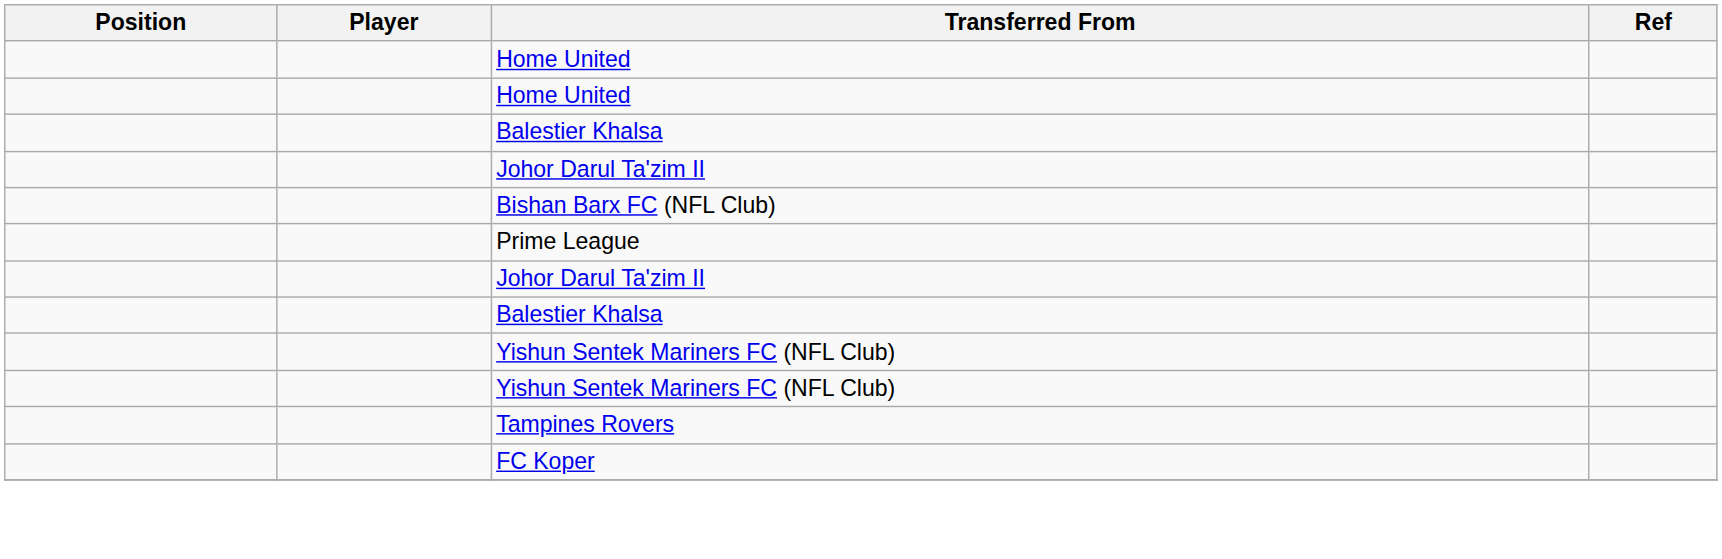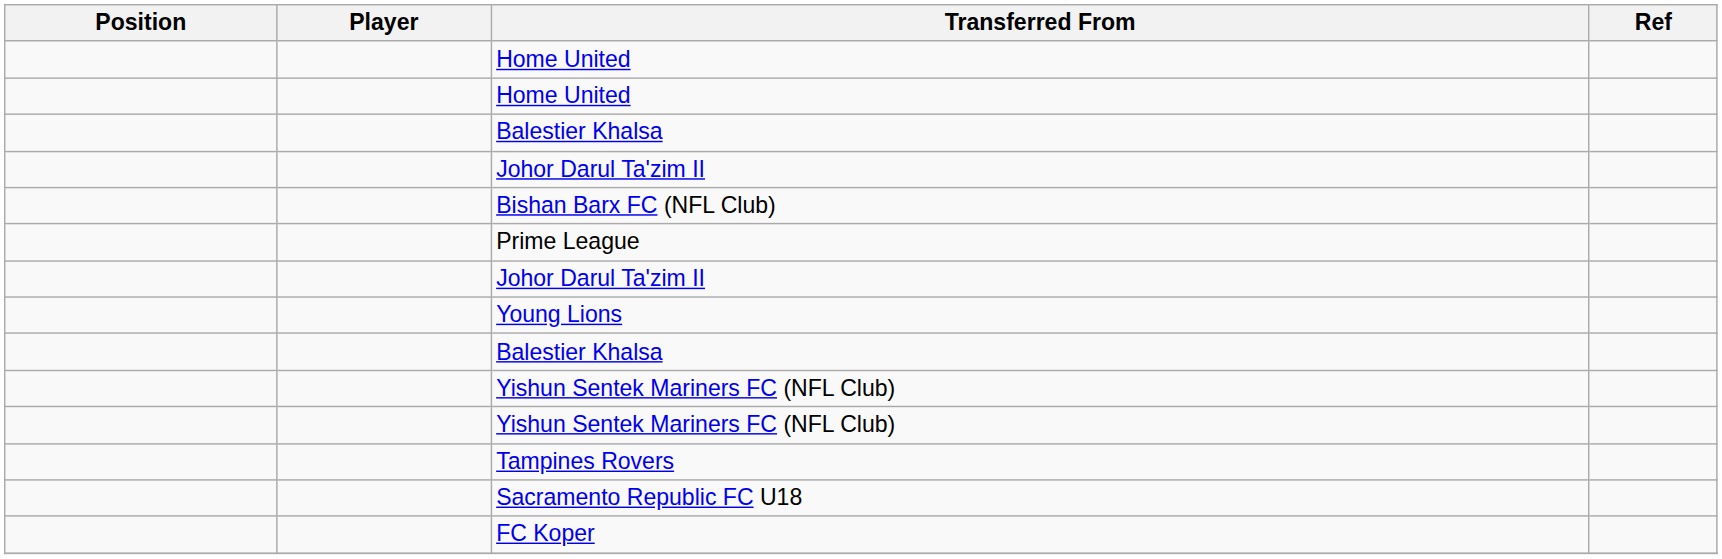+ row: (141, 315)
+ row: (141, 498)
